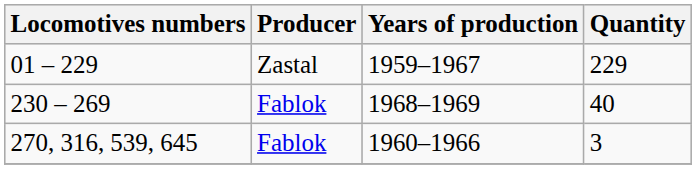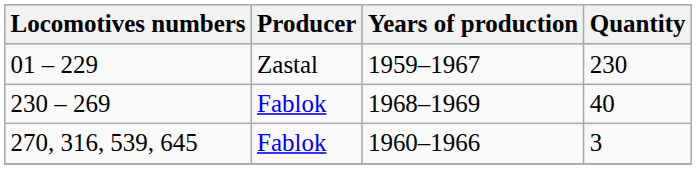(608, 63) 229 -> (608, 63) 230
